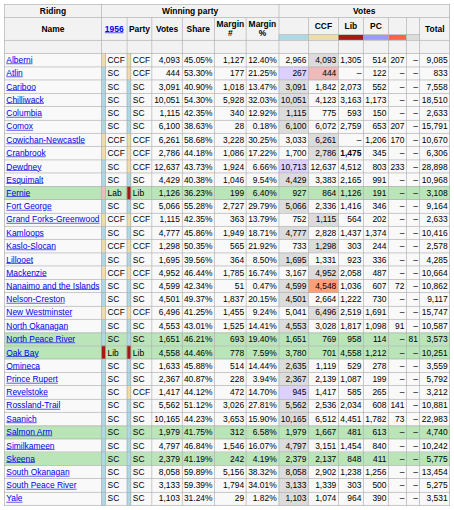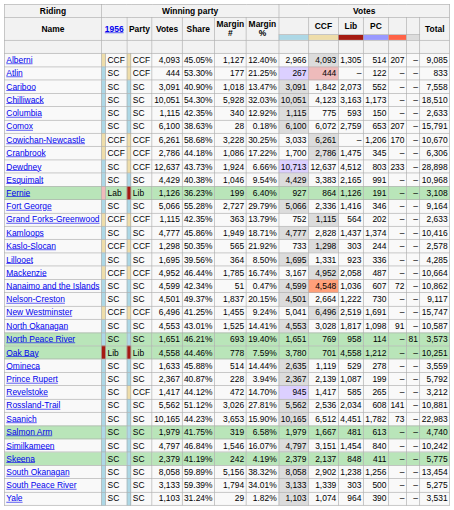(351, 153) bold -> (351, 153) normal
(237, 432) 312 -> (237, 432) 319
